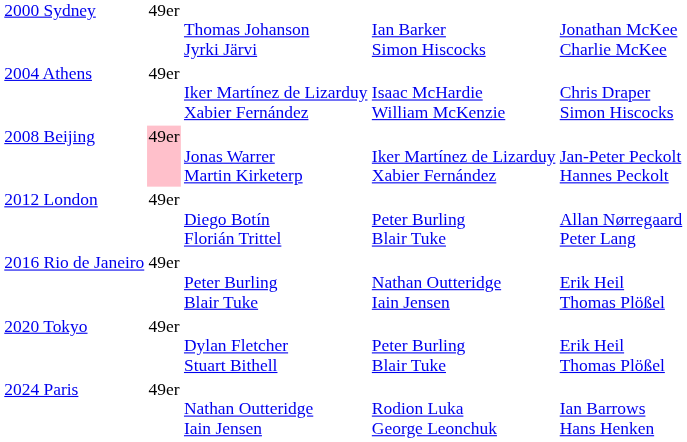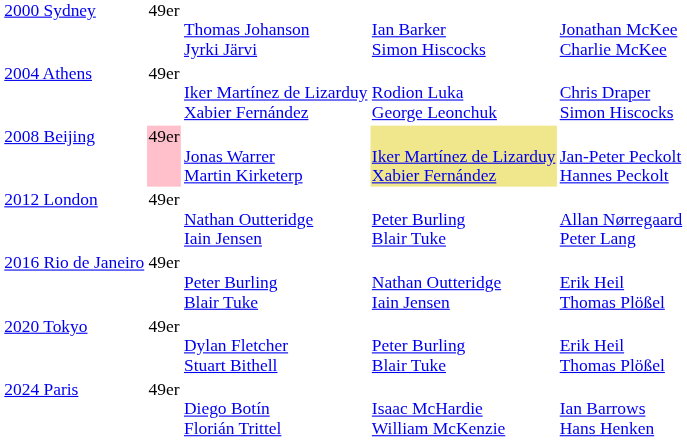(439, 102) Isaac McHardie William McKenzie -> (434, 102) Rodion Luka George Leonchuk
(464, 165) no background -> (464, 165) khaki background
(233, 229) Diego Botín Florián Trittel -> (249, 229) Nathan Outteridge Iain Jensen
(249, 418) Nathan Outteridge Iain Jensen -> (233, 418) Diego Botín Florián Trittel
(434, 418) Rodion Luka George Leonchuk -> (439, 418) Isaac McHardie William McKenzie
